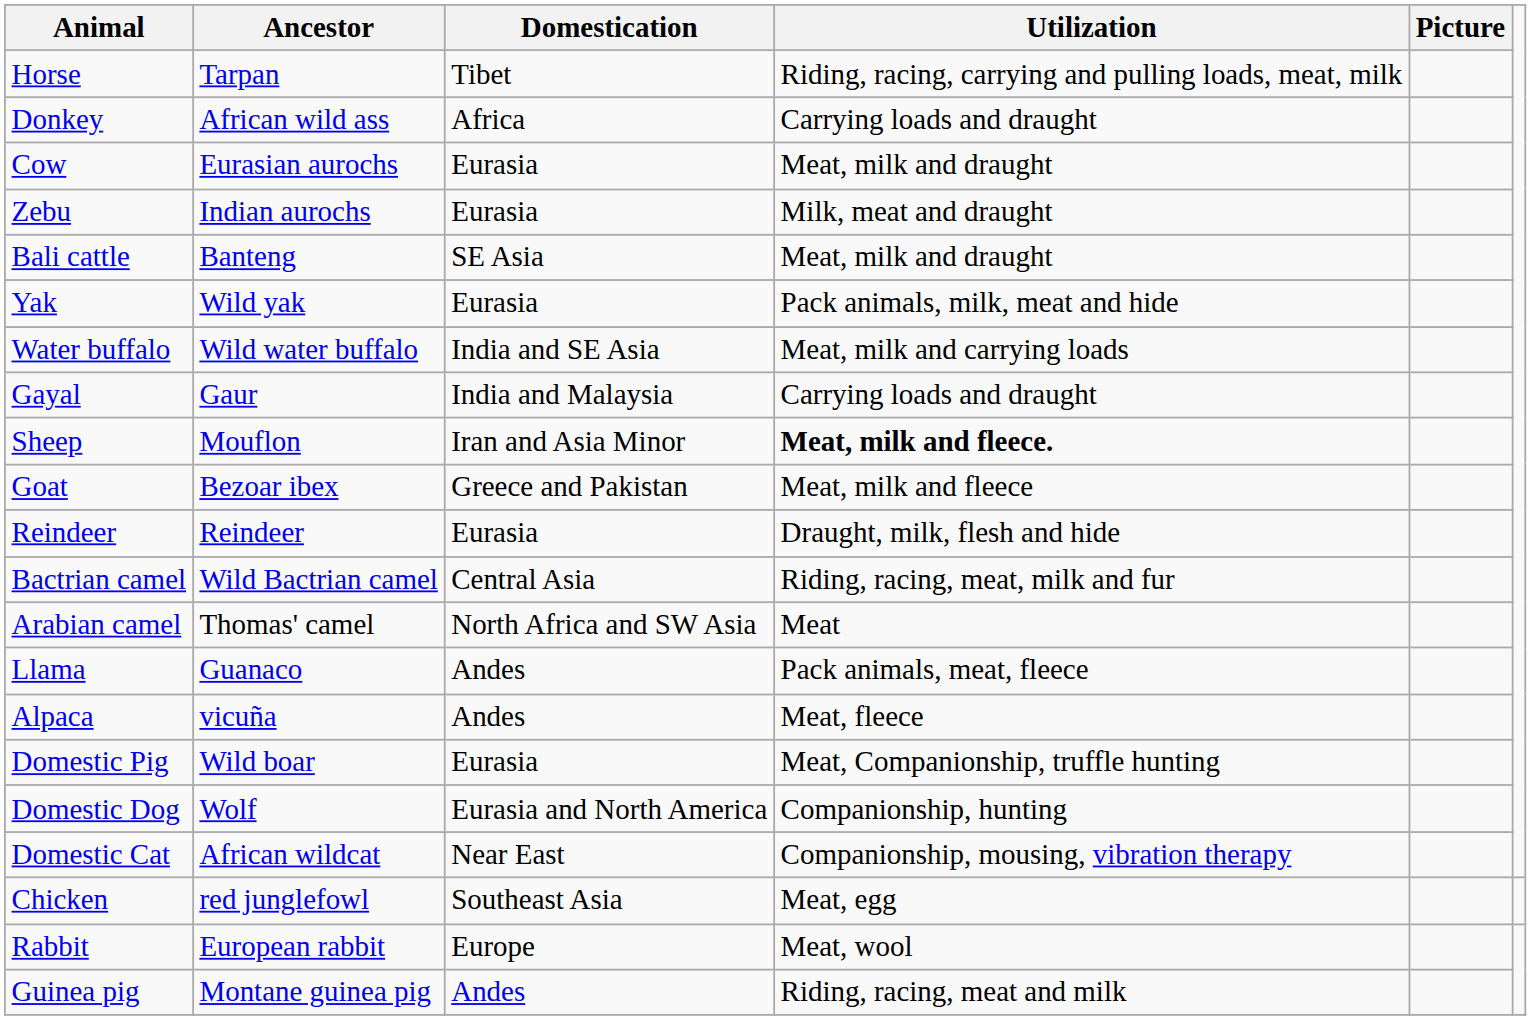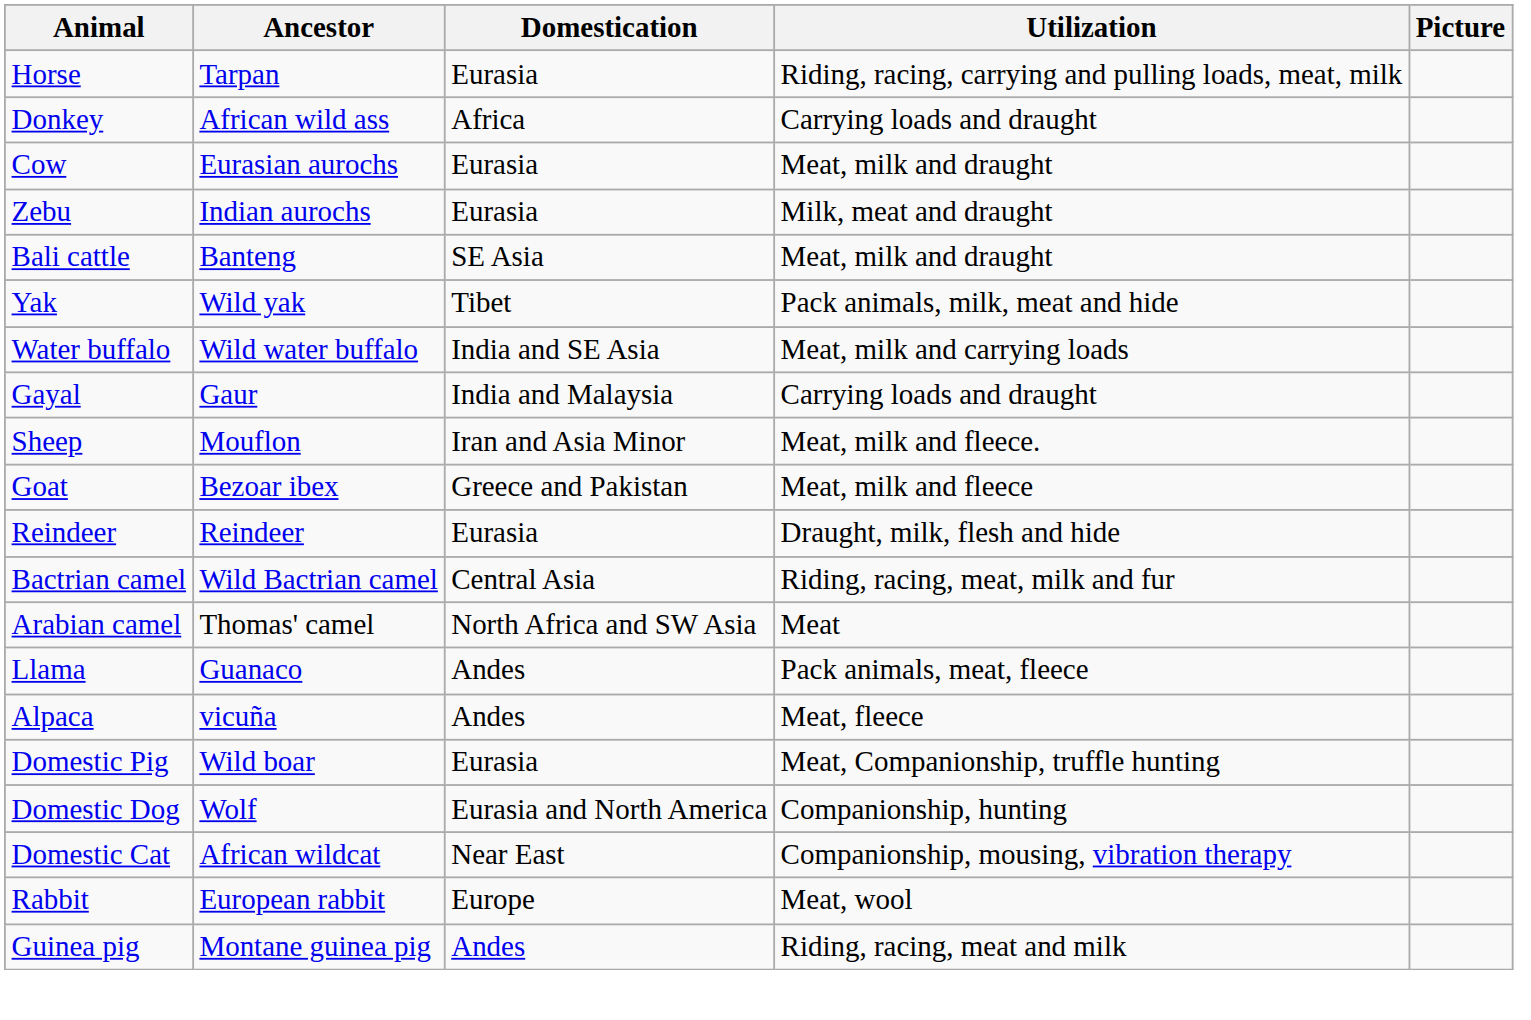(481, 73) Tibet -> (495, 73) Eurasia
(495, 303) Eurasia -> (481, 303) Tibet
(917, 440) bold -> (910, 440) normal
- row: (60, 900)
